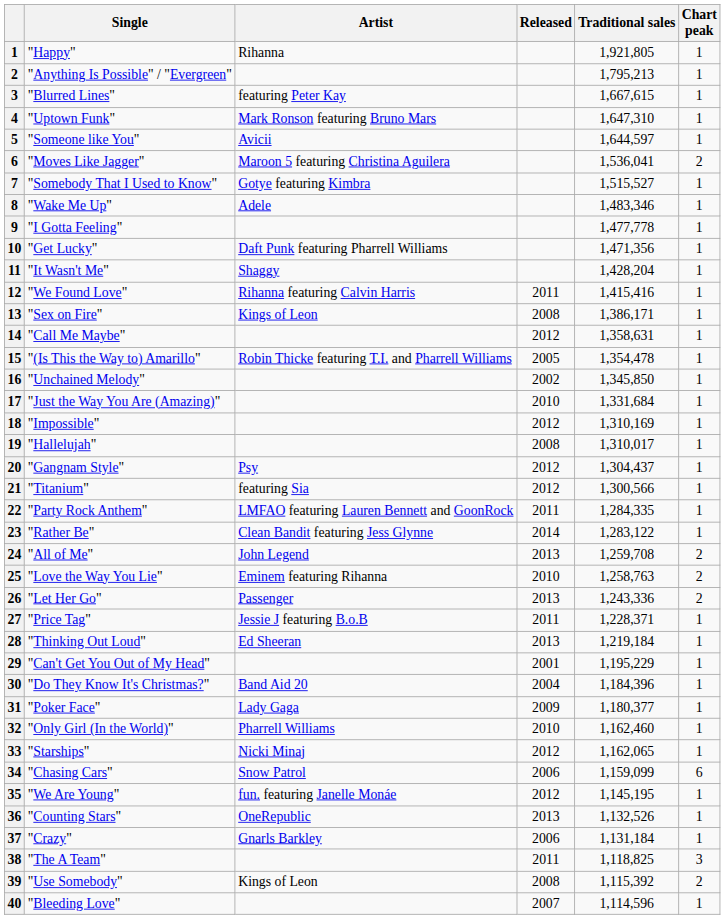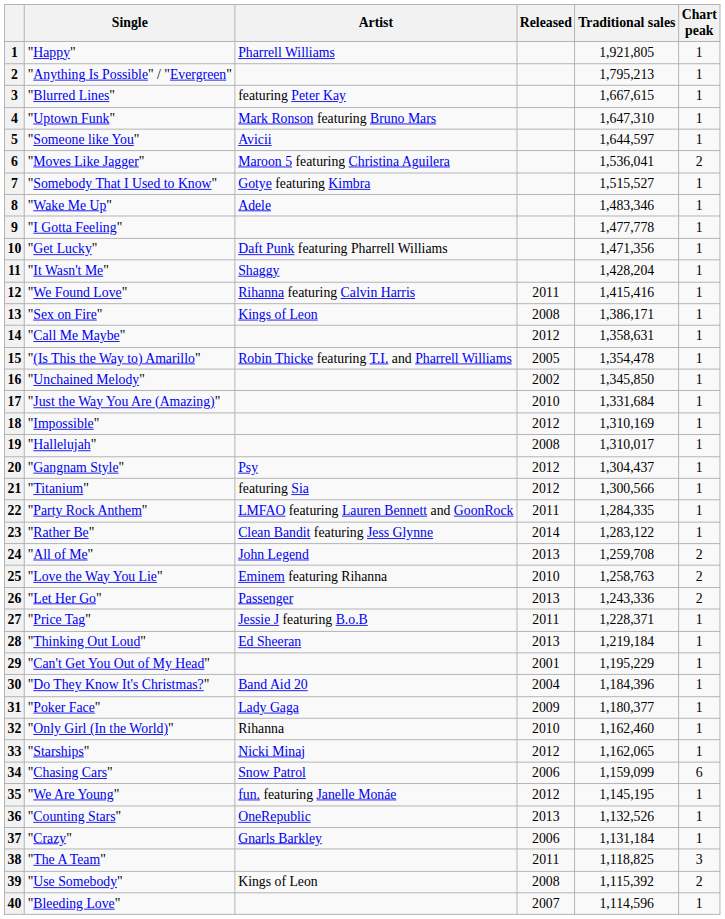(261, 52) Rihanna -> (287, 52) Pharrell Williams
(287, 729) Pharrell Williams -> (261, 729) Rihanna
